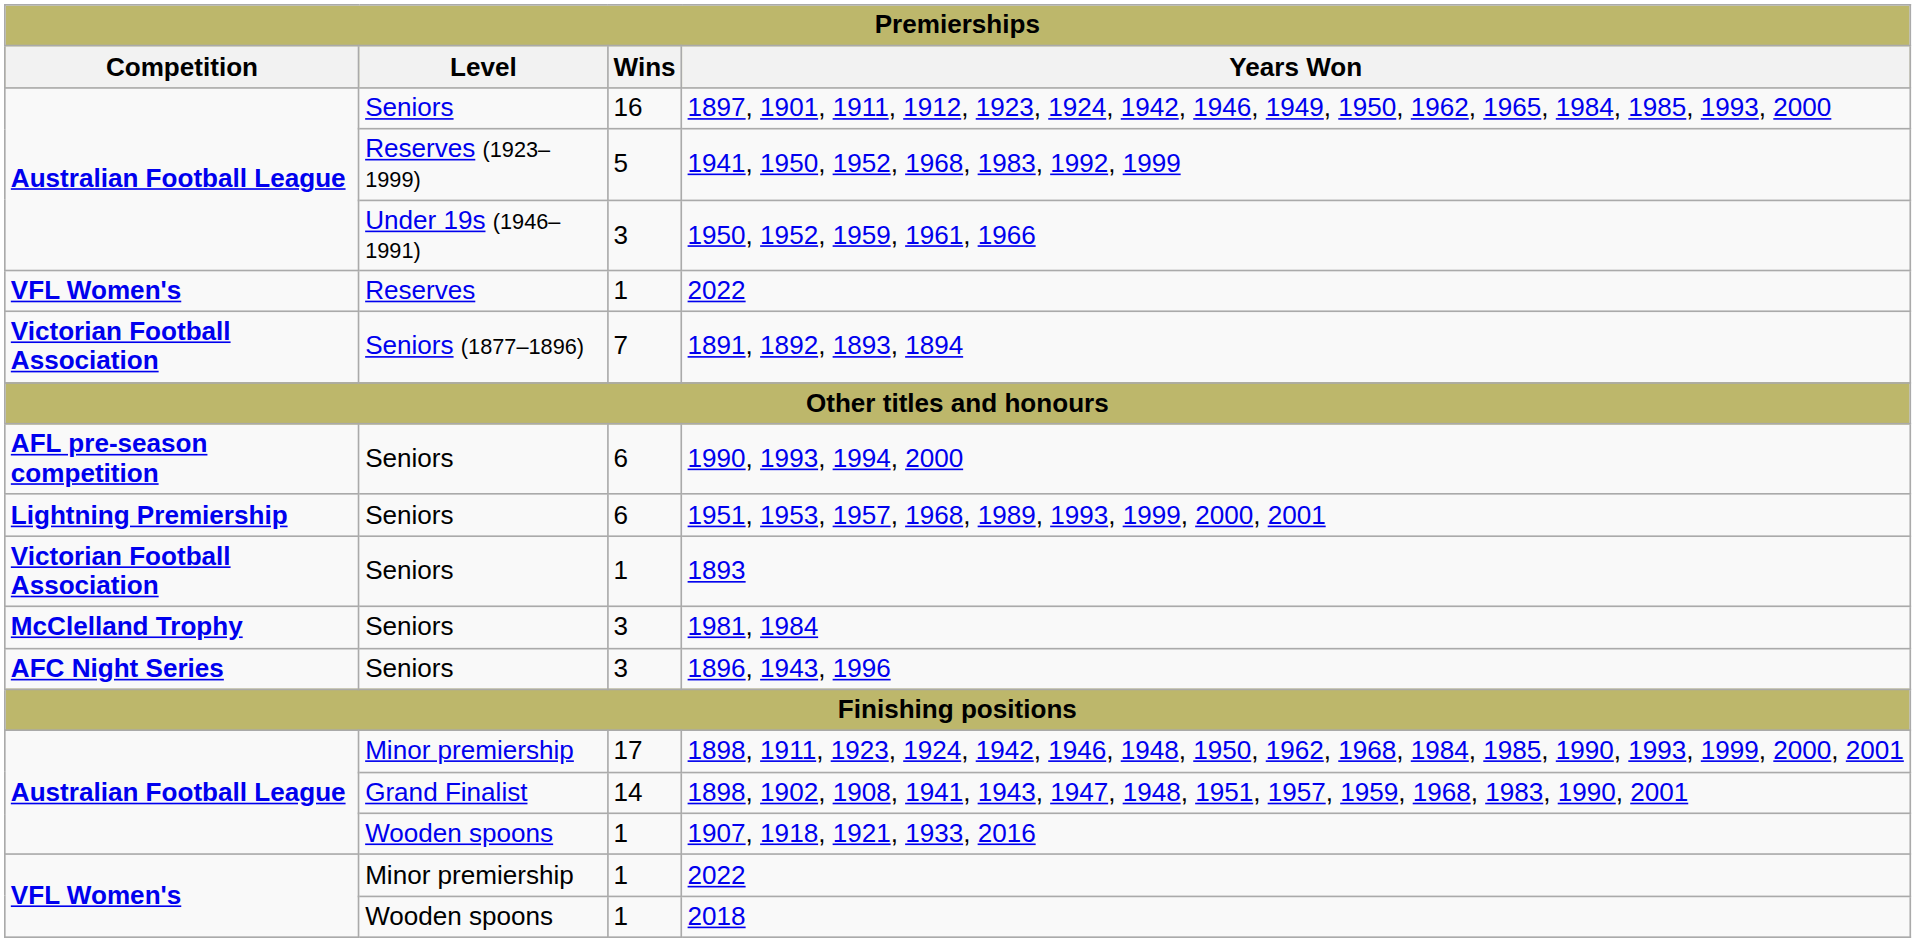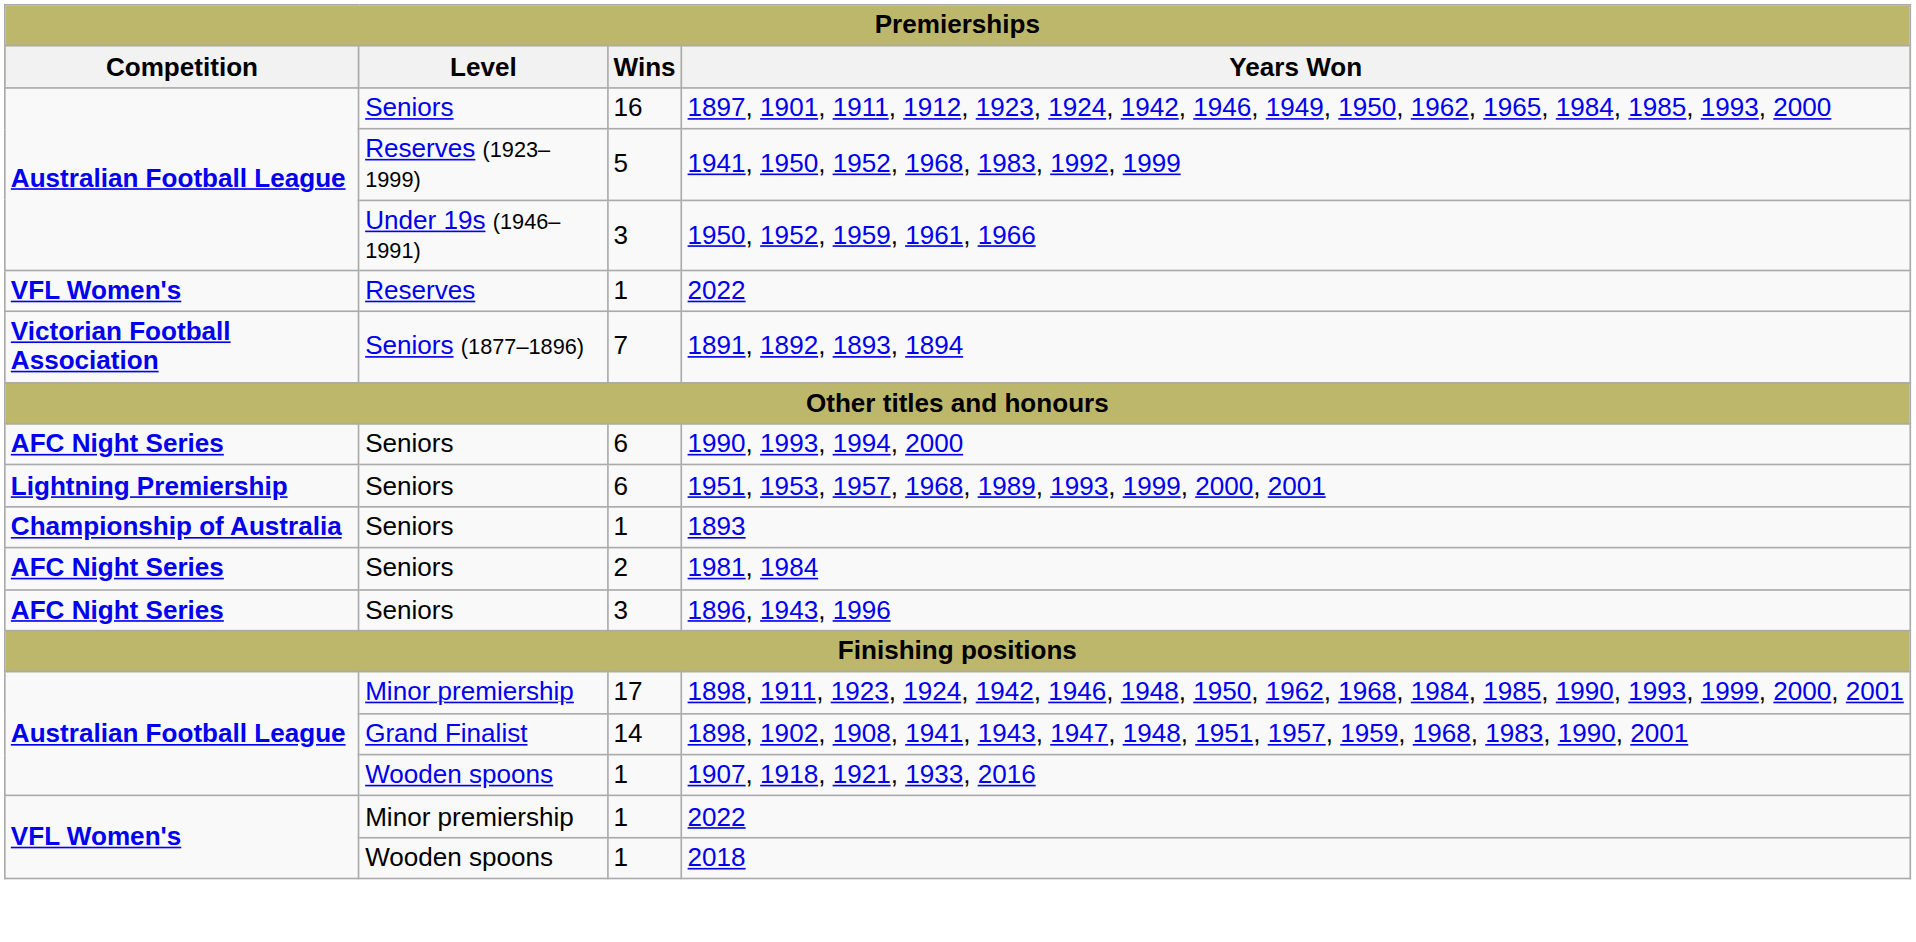(109, 458) AFL pre-season competition -> (117, 444) AFC Night Series
(121, 570) Victorian Football Association -> (176, 526) Championship of Australia
(127, 626) McClelland Trophy -> (117, 568) AFC Night Series
(621, 626) 3 -> (621, 568) 2
